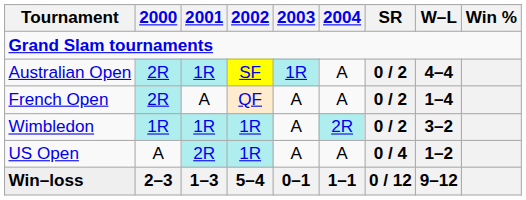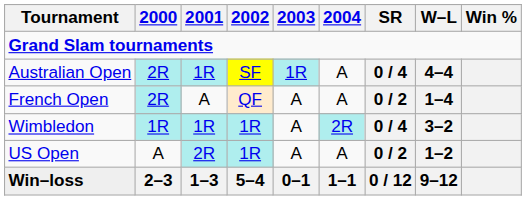(390, 72) 0 / 2 -> (390, 72) 0 / 4
(390, 126) 0 / 2 -> (390, 126) 0 / 4
(390, 153) 0 / 4 -> (390, 153) 0 / 2
